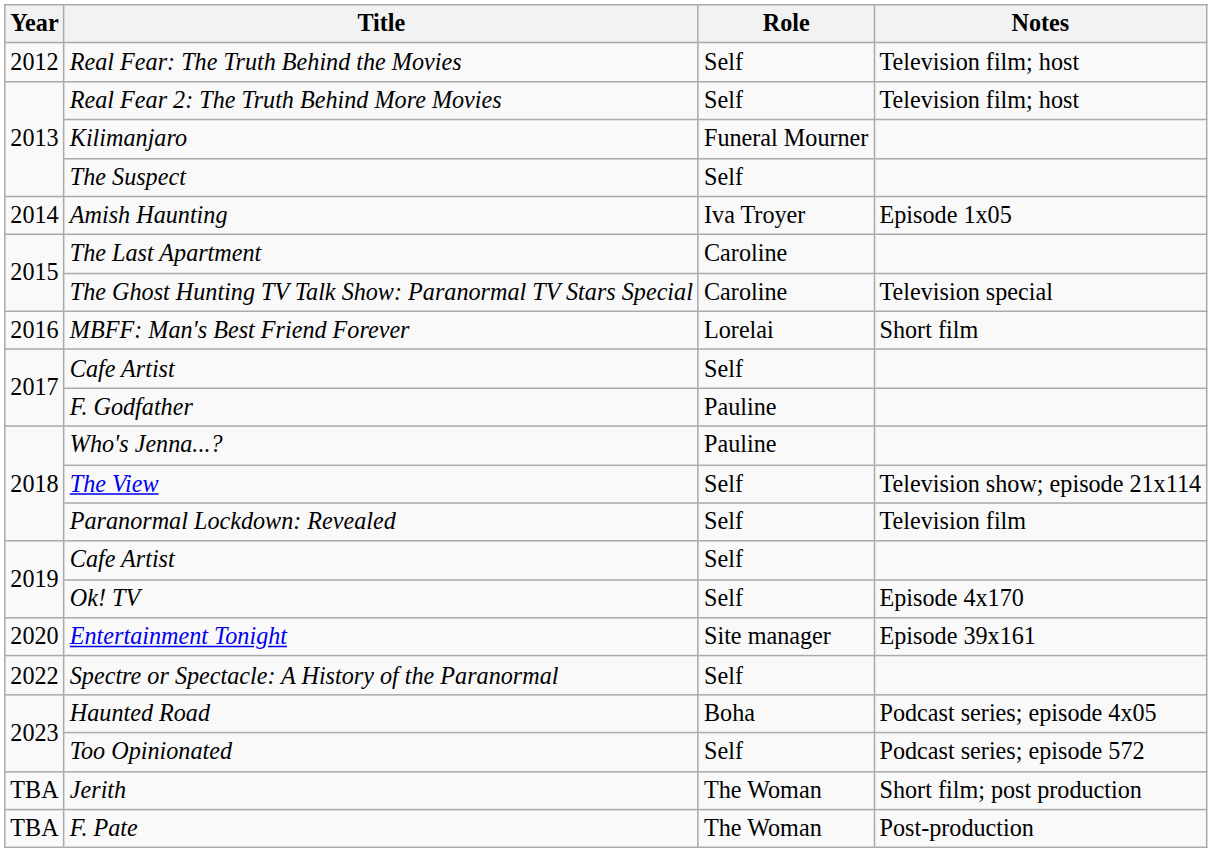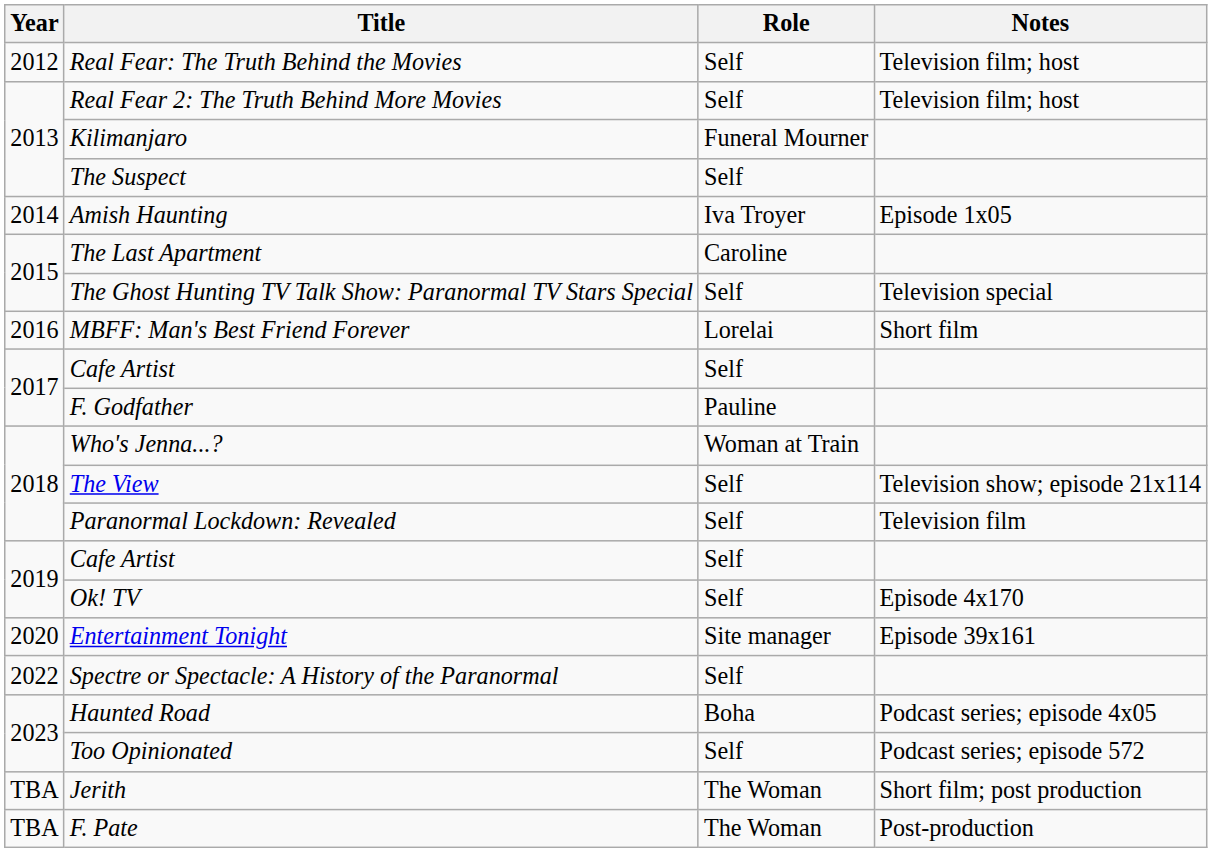(746, 291) Caroline -> (723, 291) Self
(740, 445) Pauline -> (782, 445) Woman at Train
